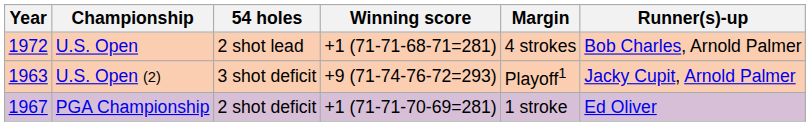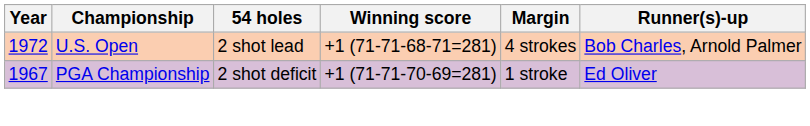- row: (108, 76)
